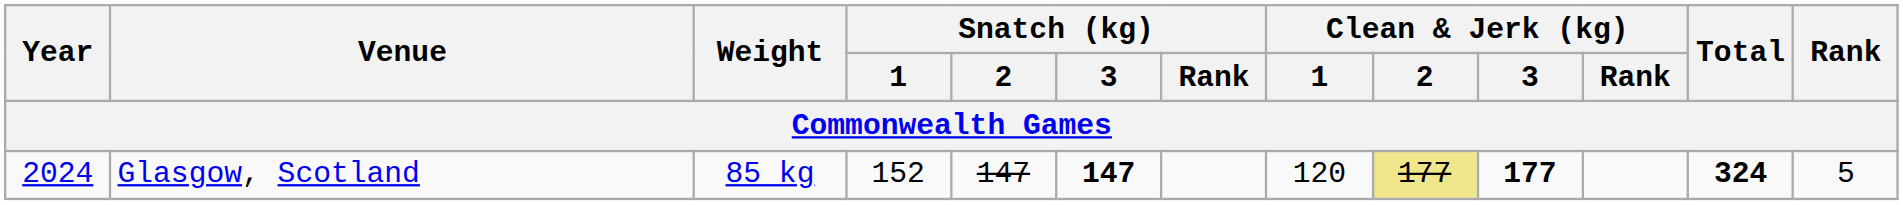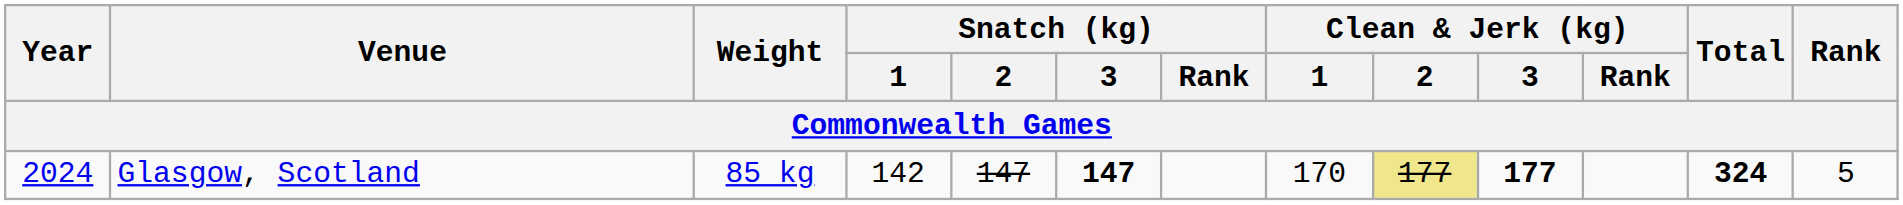(898, 174) 152 -> (898, 174) 142
(1319, 174) 120 -> (1319, 174) 170
